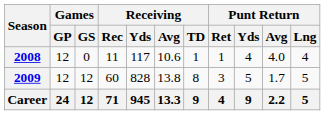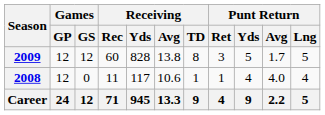rows swapped: (27, 57) <-> (27, 78)
